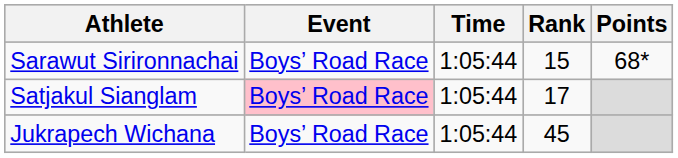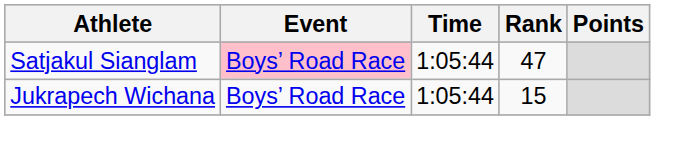- row: (124, 60)
(557, 97) 17 -> (533, 60) 47
(557, 134) 45 -> (533, 97) 15
